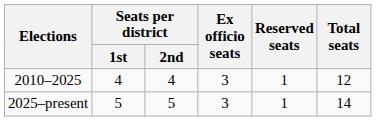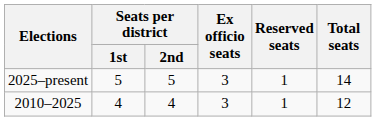rows swapped: (48, 80) <-> (48, 103)
